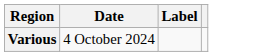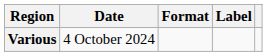+ column: (185, 16)
